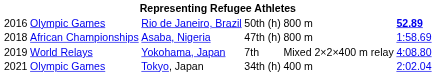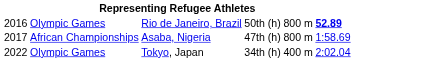(16, 38) 2018 -> (16, 38) 2017
- row: (183, 52)
(16, 67) 2021 -> (16, 52) 2022
